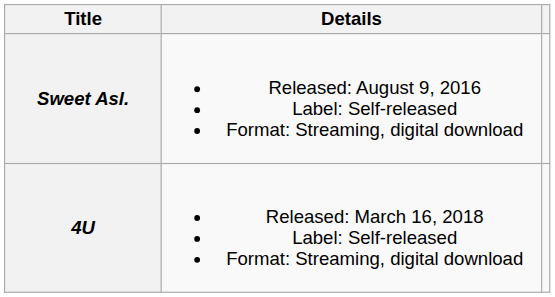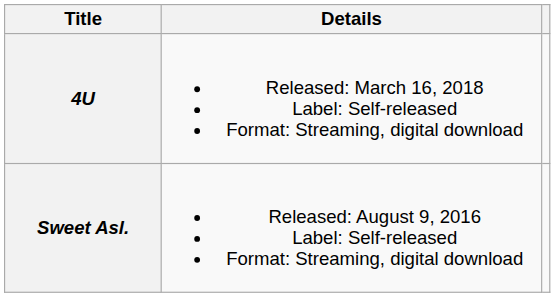rows swapped: (83, 98) <-> (83, 227)
